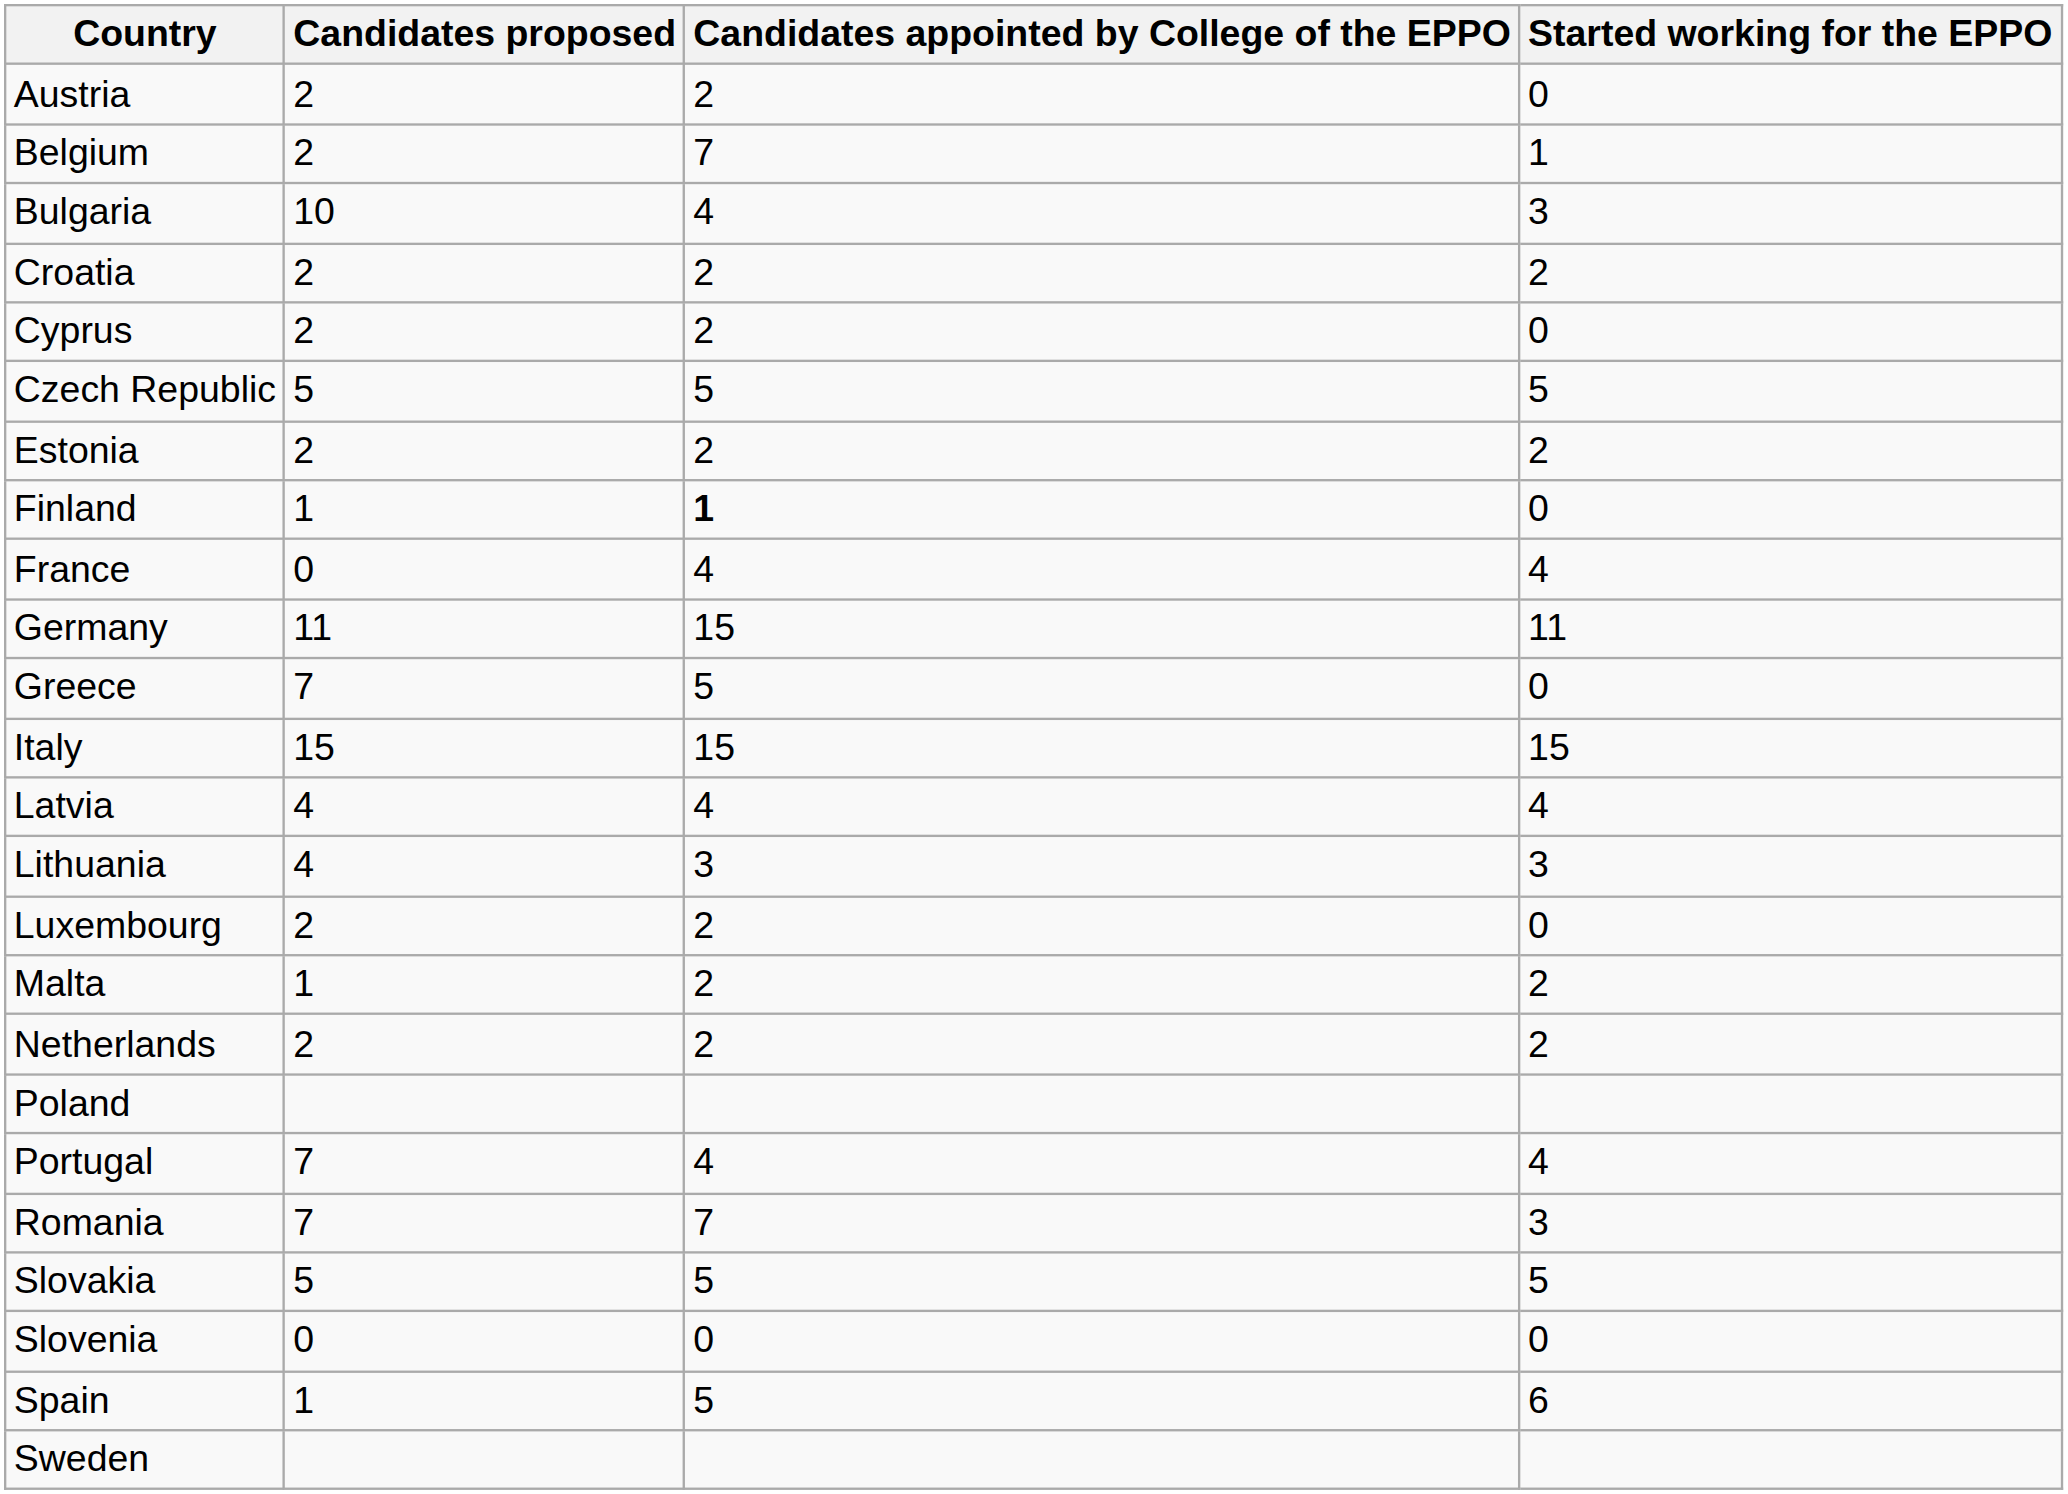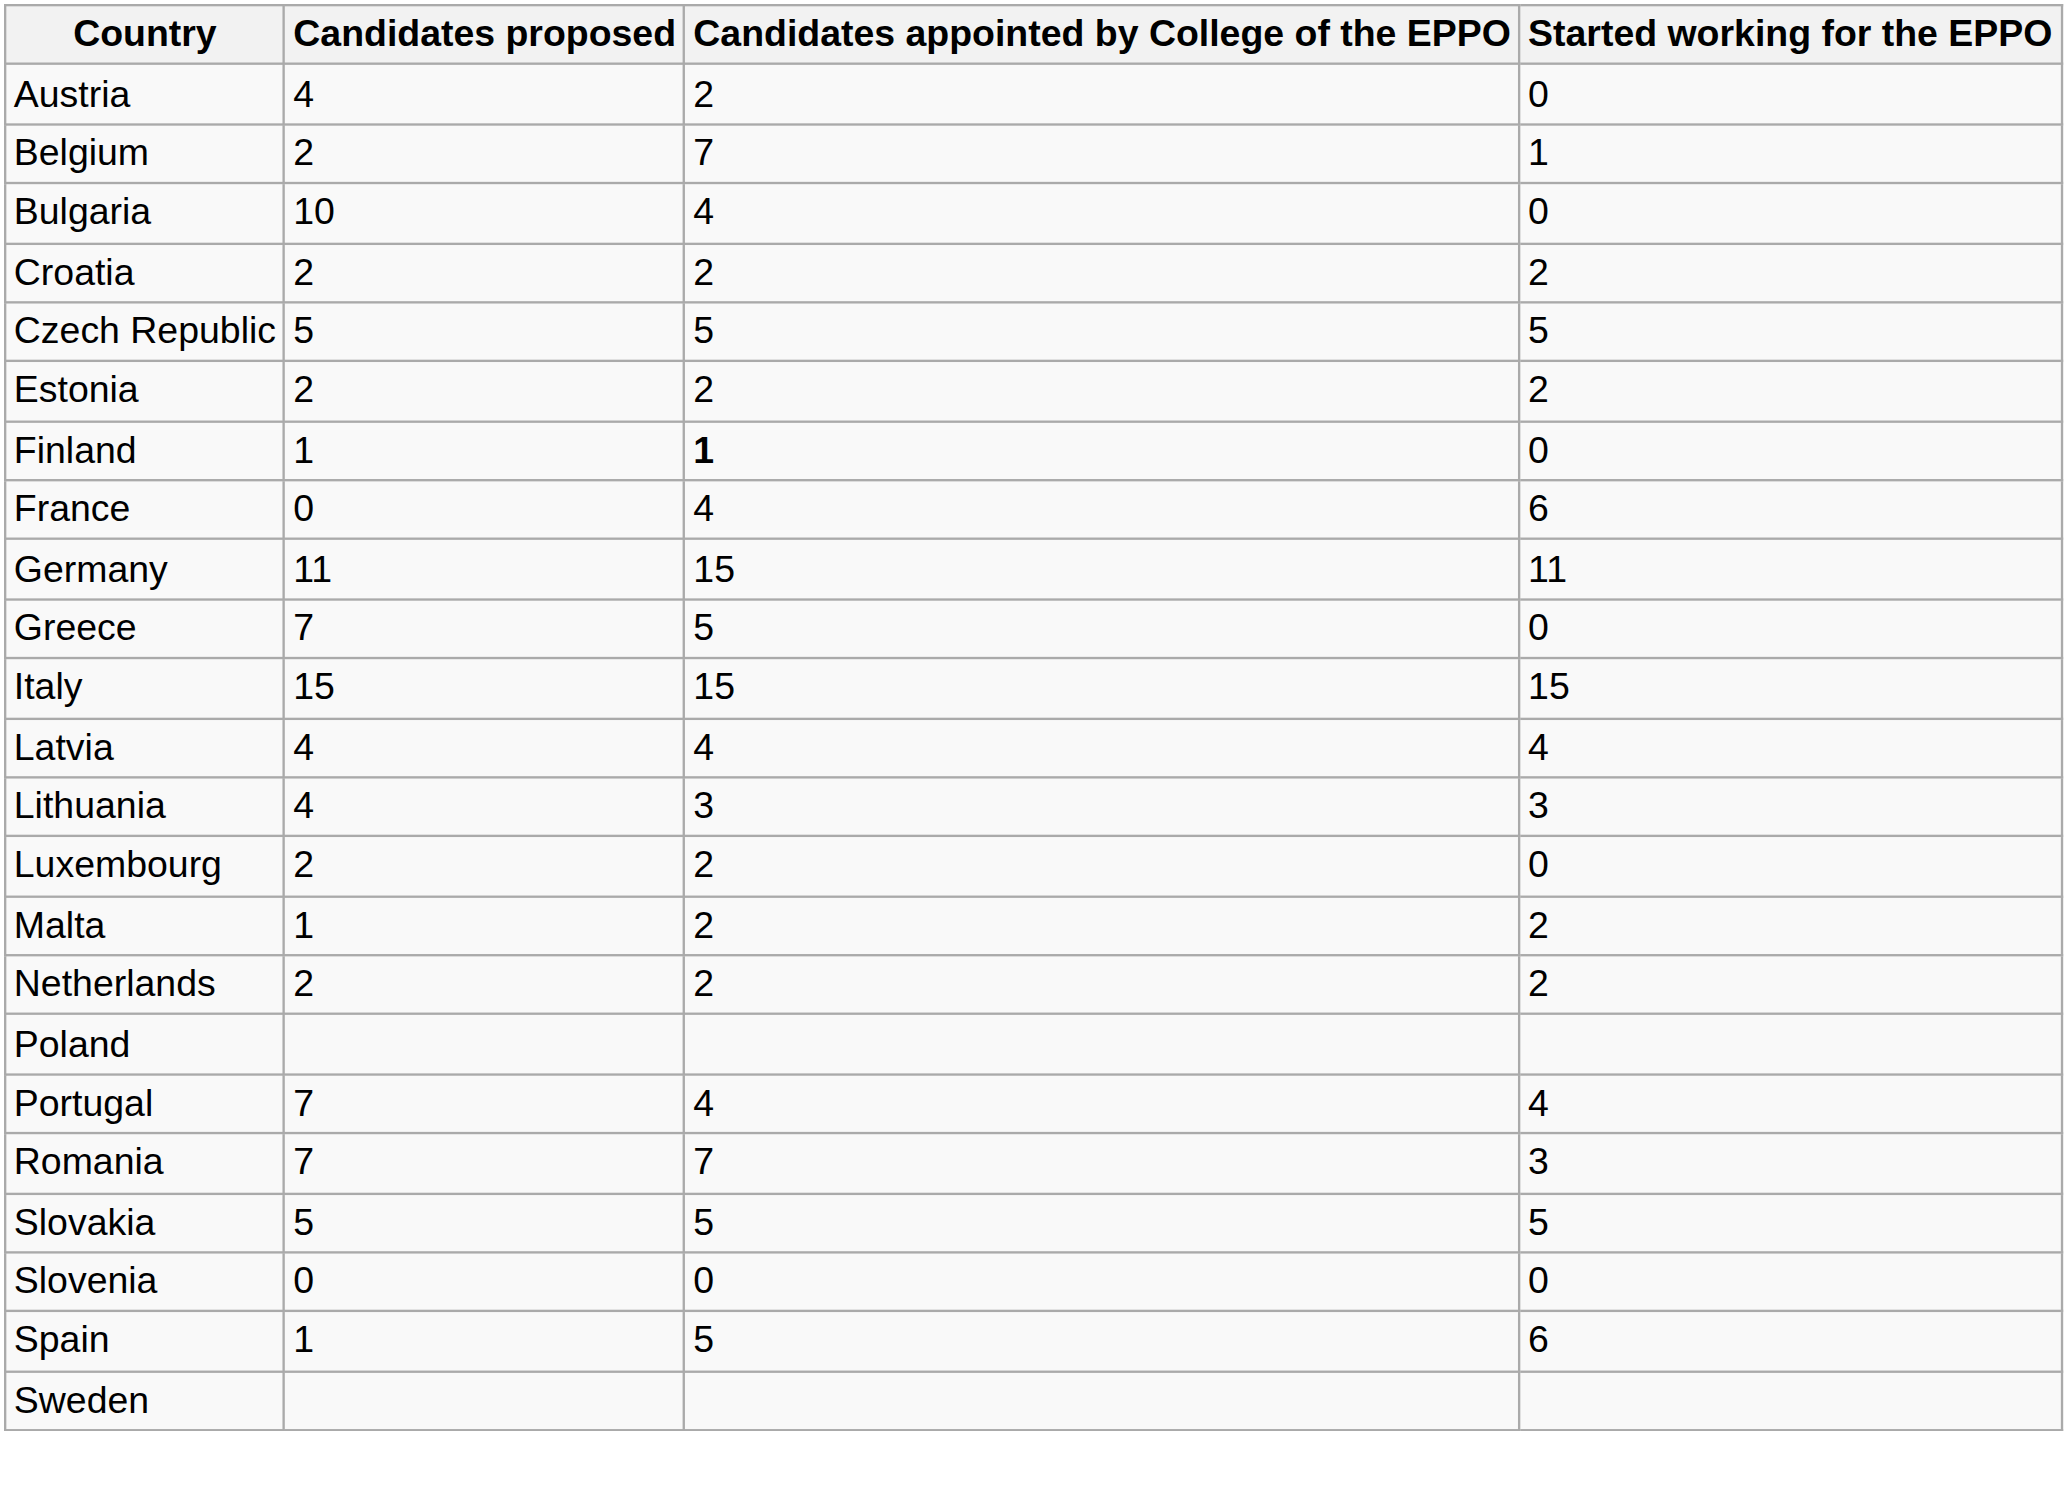(304, 93) 2 -> (304, 93) 4
(1539, 212) 3 -> (1539, 212) 0
- row: (73, 331)
(1539, 568) 4 -> (1539, 509) 6
